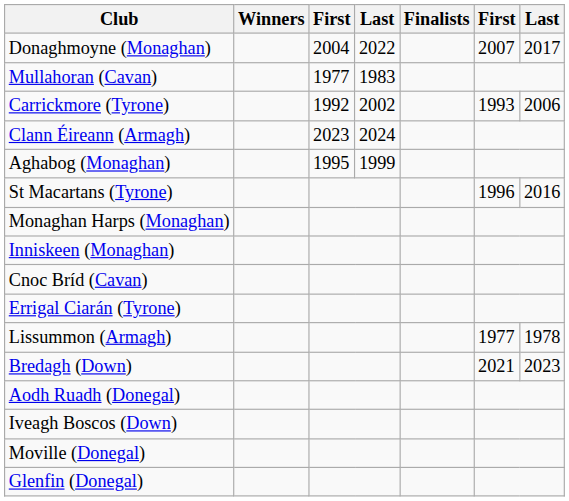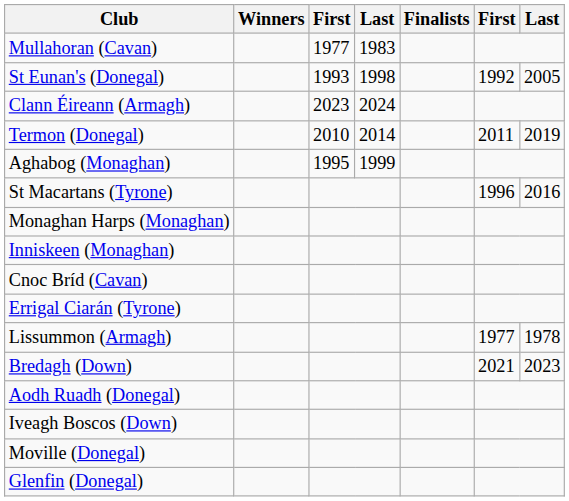- row: (110, 47)
+ row: (86, 76)
- row: (89, 105)
+ row: (76, 134)
